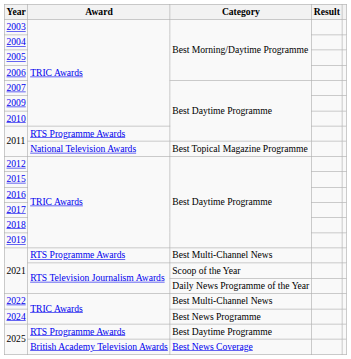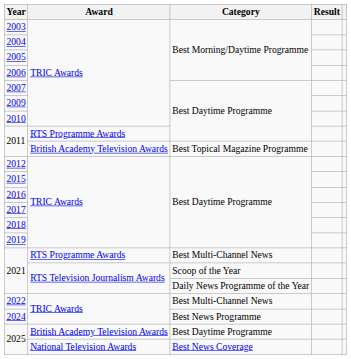(83, 149) National Television Awards -> (99, 149) British Academy Television Awards
(78, 331) RTS Programme Awards -> (99, 331) British Academy Television Awards
(99, 347) British Academy Television Awards -> (83, 347) National Television Awards
